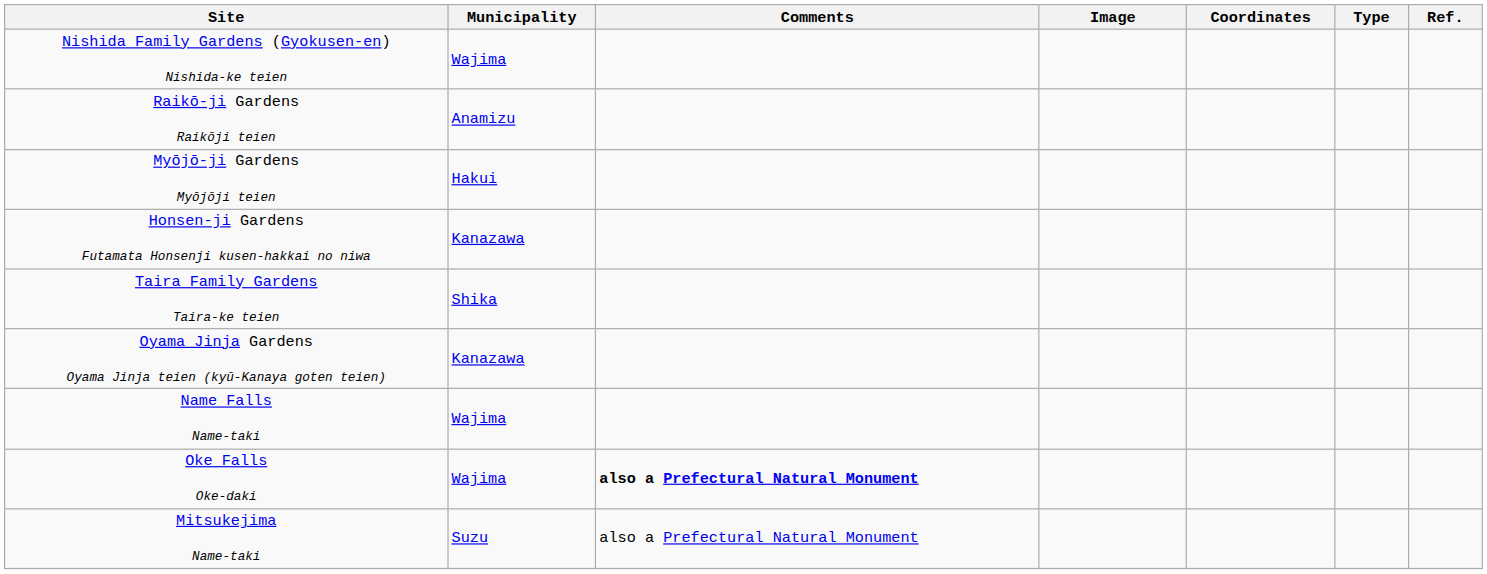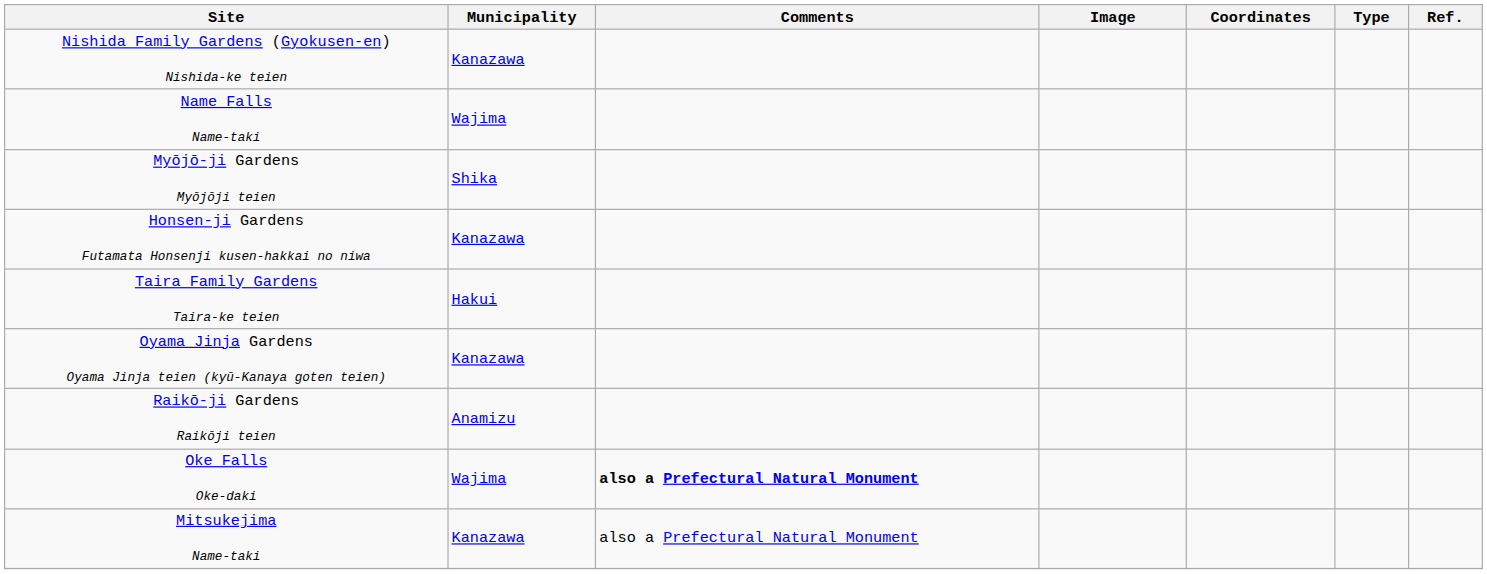(479, 59) Wajima -> (488, 59) Kanazawa
rows swapped: (226, 119) <-> (226, 418)
(474, 179) Hakui -> (474, 179) Shika
(474, 299) Shika -> (474, 299) Hakui
(470, 538) Suzu -> (488, 538) Kanazawa
